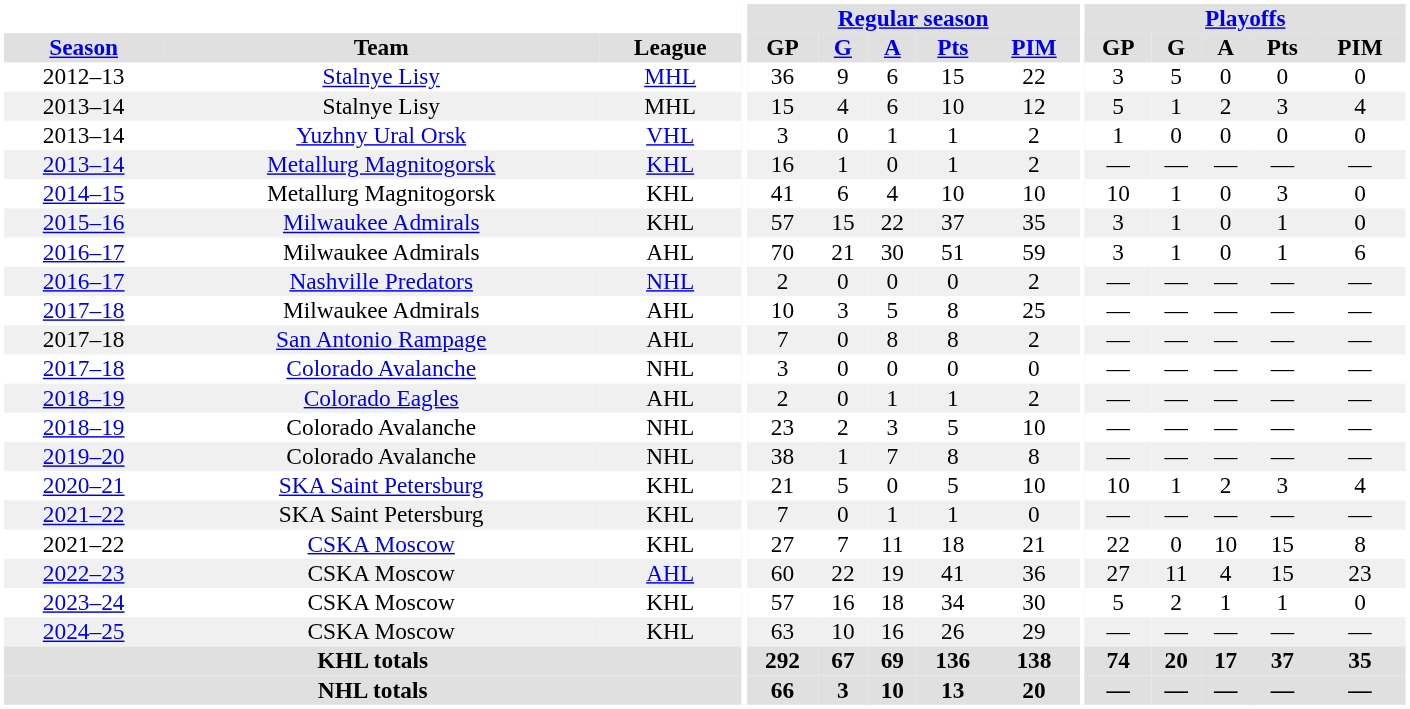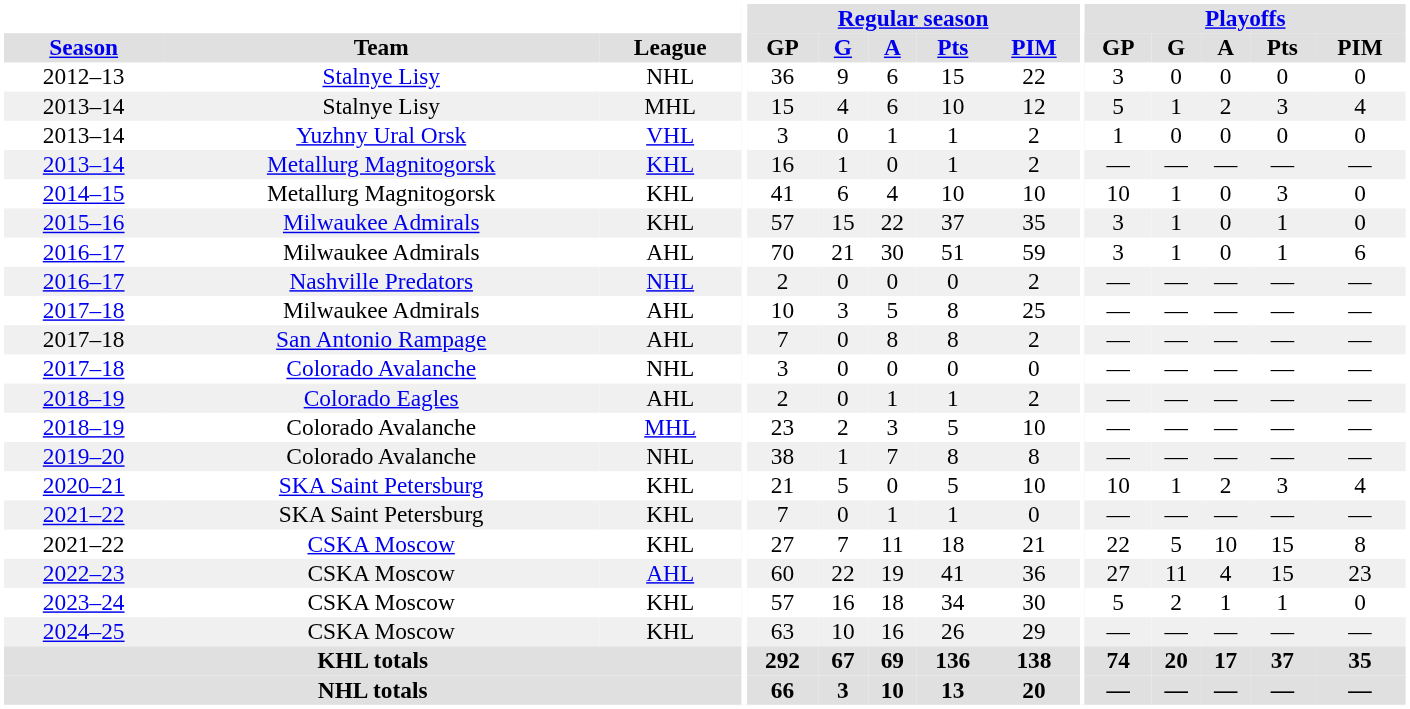(670, 76) MHL -> (670, 76) NHL
(1176, 76) 5 -> (1176, 76) 0
(670, 427) NHL -> (670, 427) MHL
(1176, 543) 0 -> (1176, 543) 5
